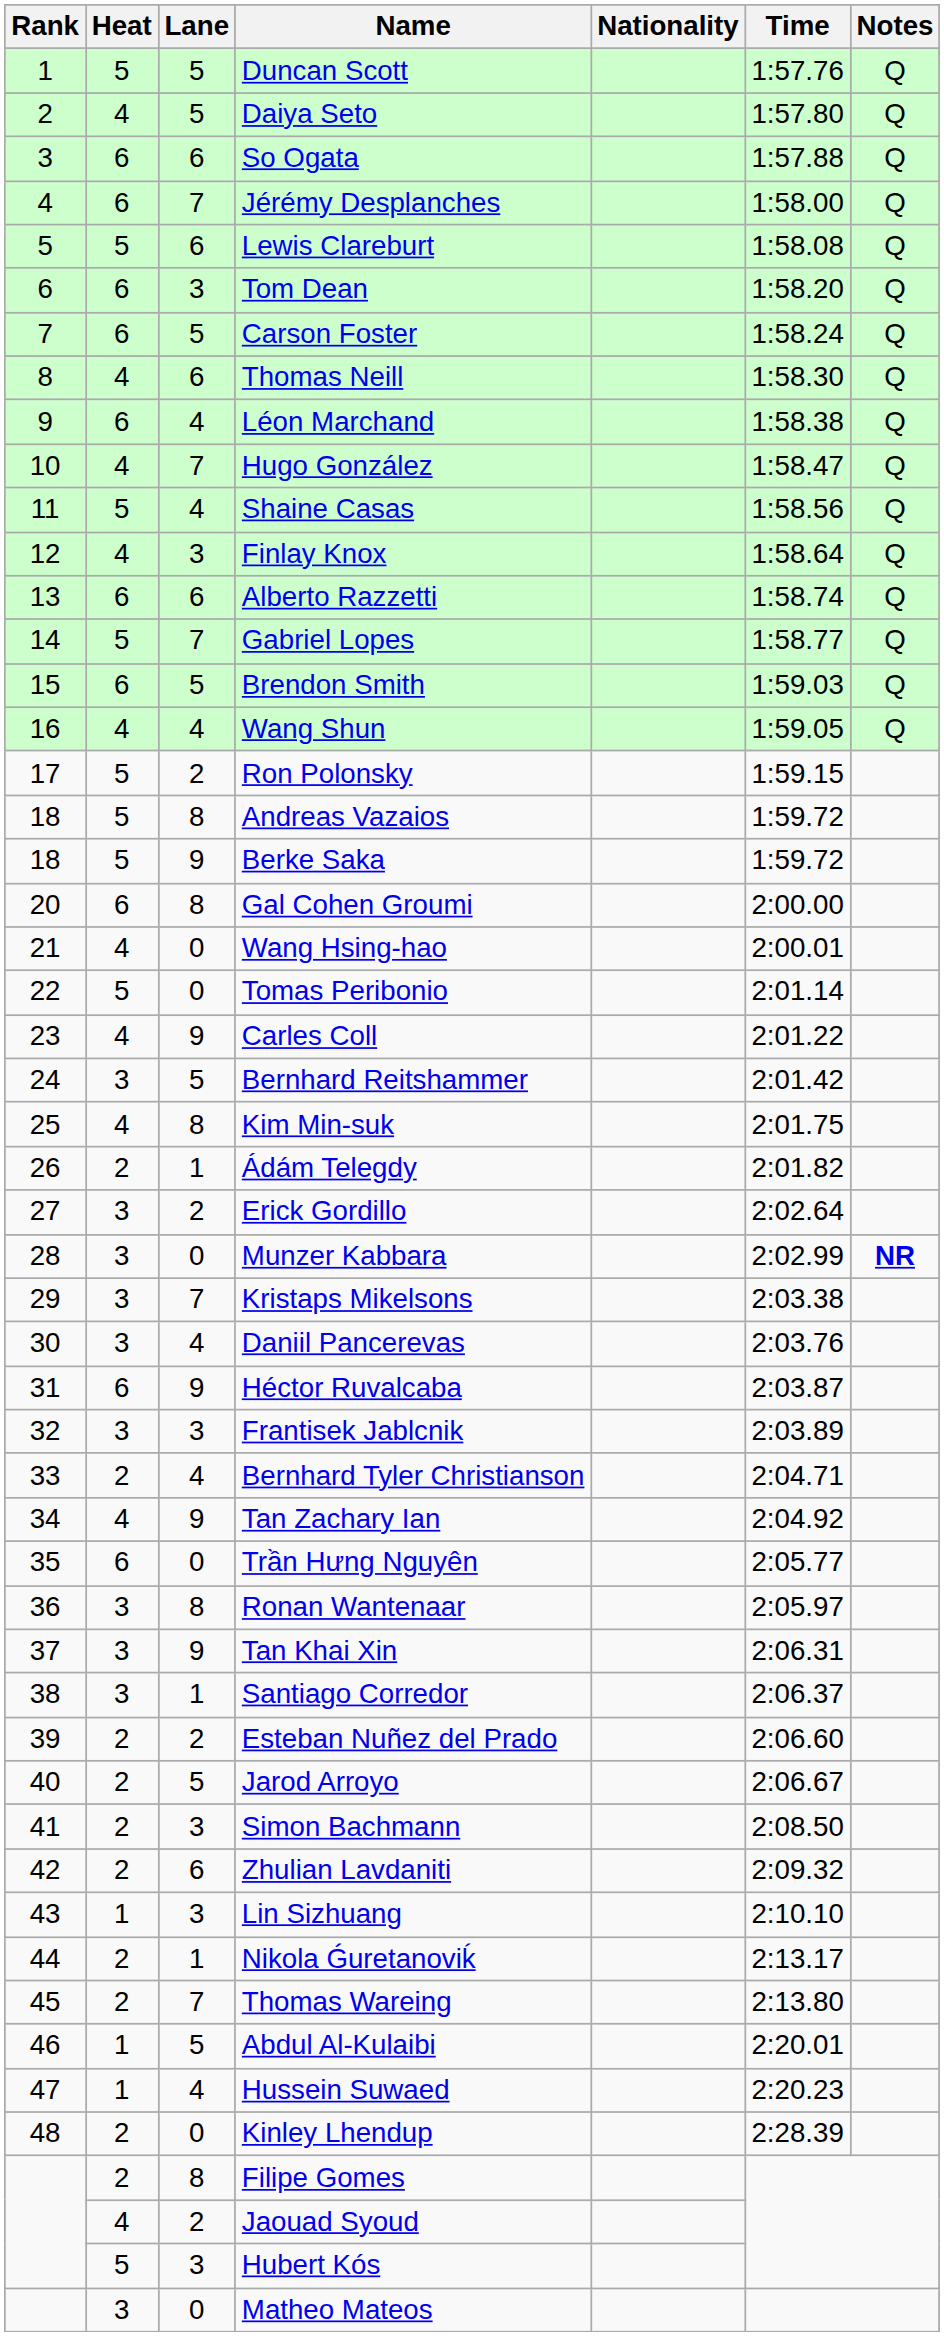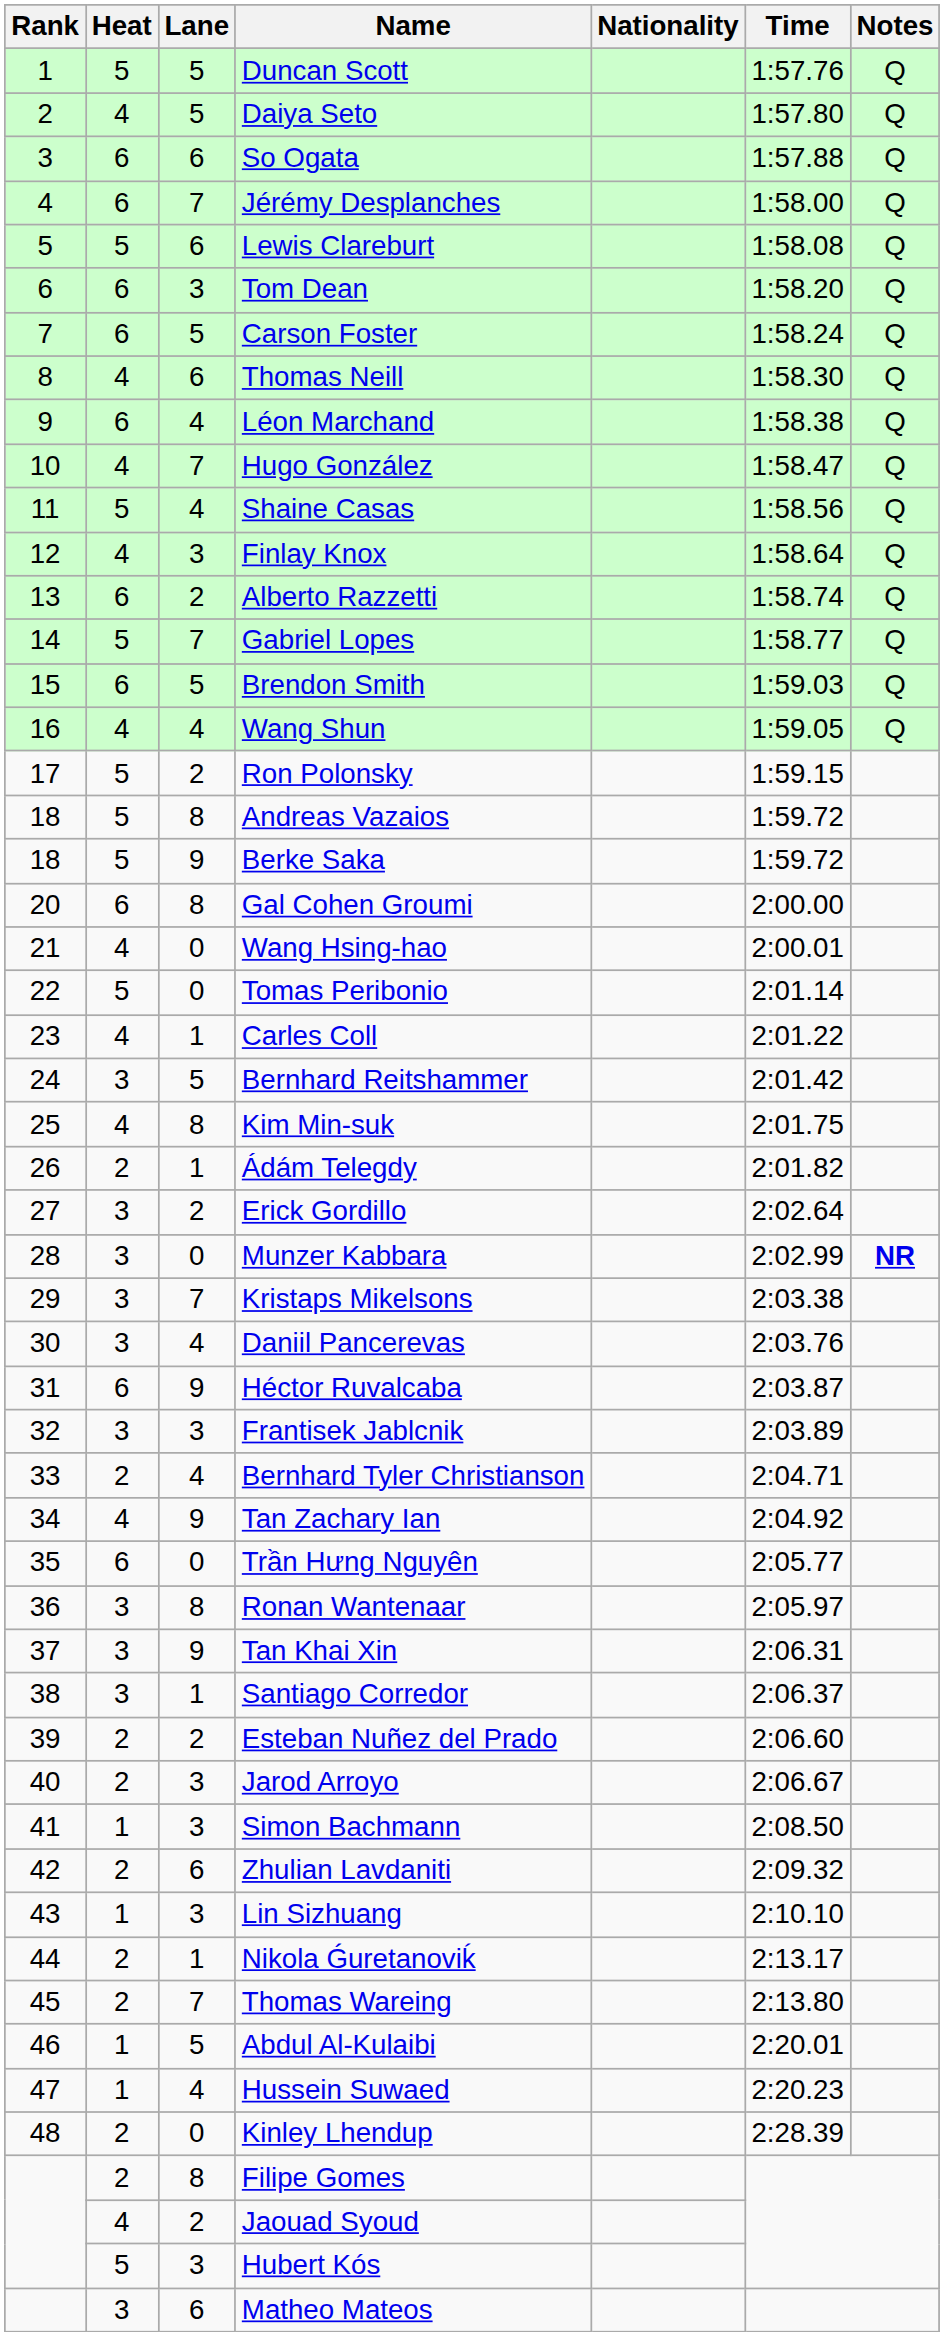(197, 597) 6 -> (197, 597) 2
(197, 1036) 9 -> (197, 1036) 1
(197, 1782) 5 -> (197, 1782) 3
(122, 1826) 2 -> (122, 1826) 1
(197, 2309) 0 -> (197, 2309) 6
